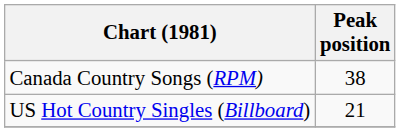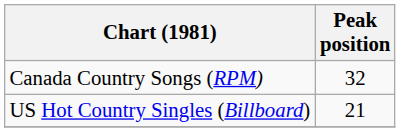(355, 77) 38 -> (355, 77) 32
